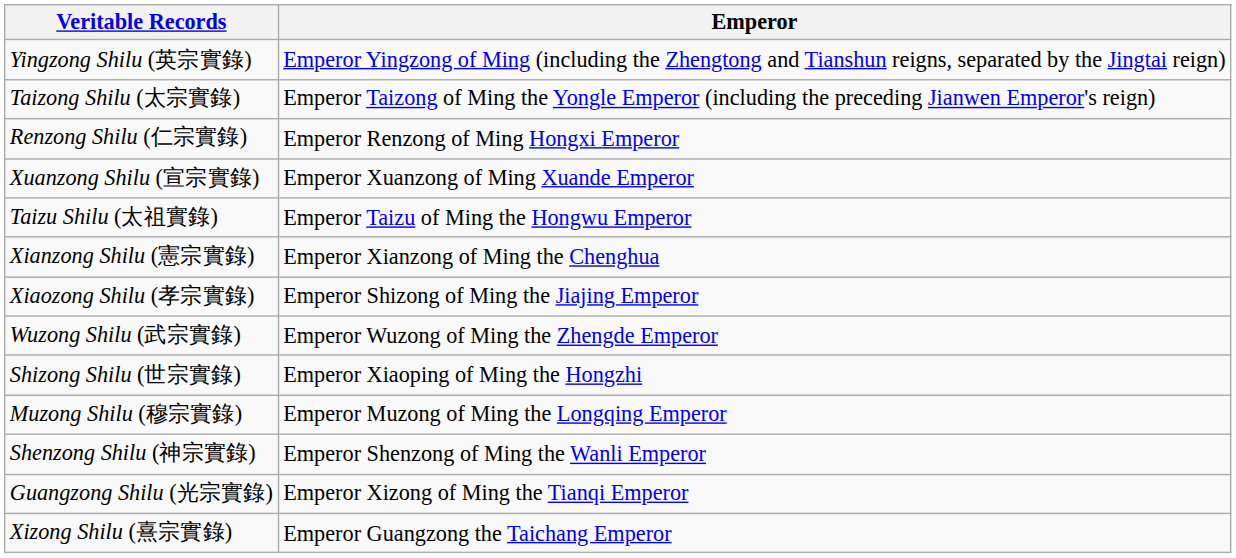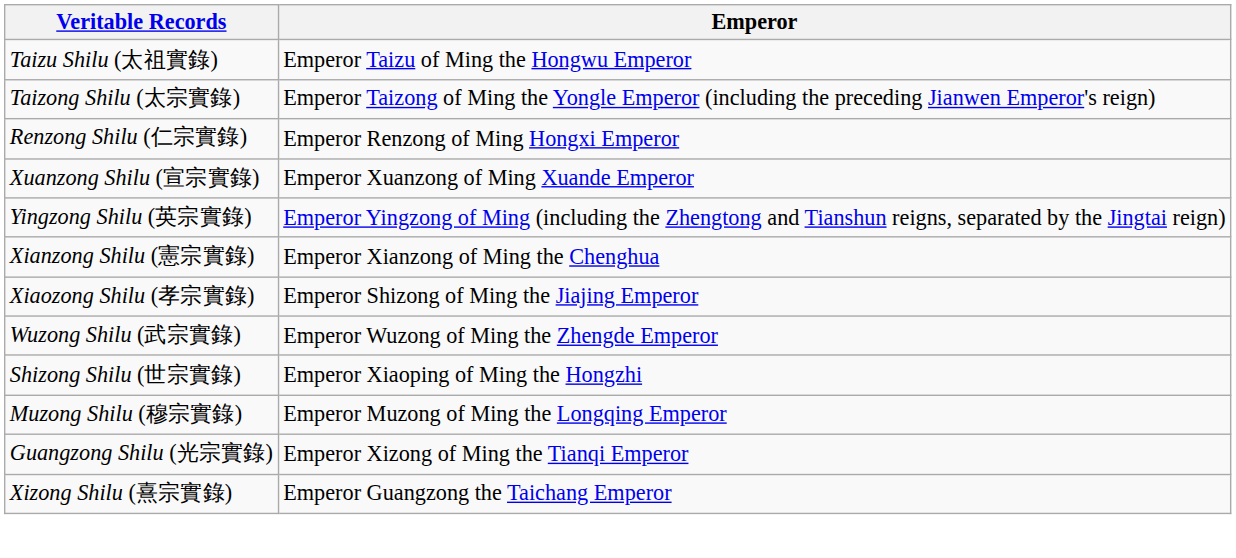rows swapped: (114, 216) <-> (131, 58)
- row: (133, 453)
